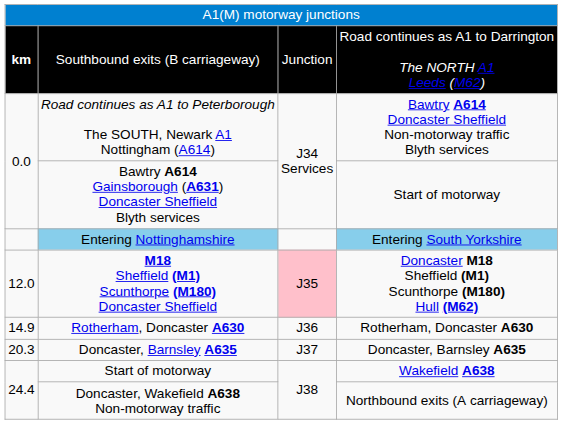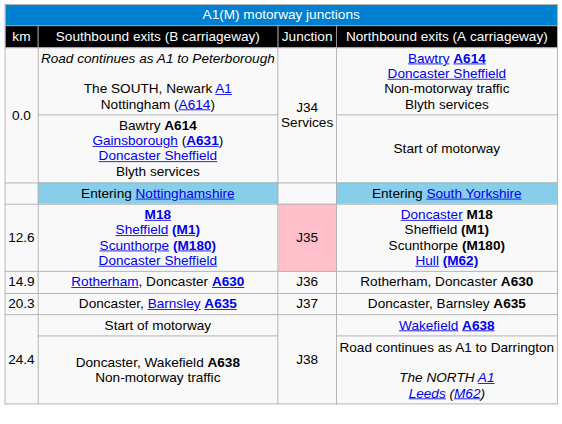(21, 59) bold -> (21, 36) normal
(447, 59) Road continues as A1 to Darrington The NORTH A1 Leeds (M62) -> (447, 36) Northbound exits (A carriageway)
(21, 283) 12.0 -> (21, 237) 12.6
(447, 400) Northbound exits (A carriageway) -> (447, 370) Road continues as A1 to Darrington The NORTH A1 Leeds (M62)
